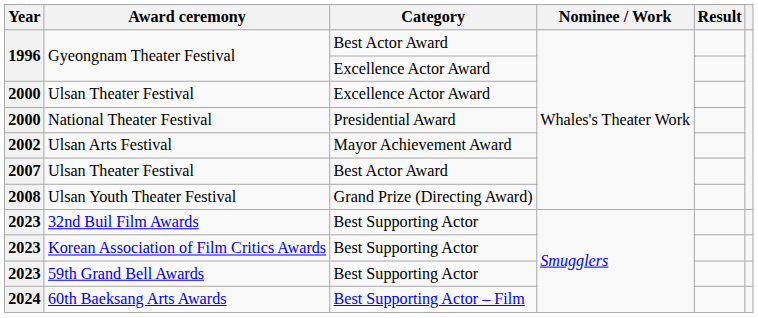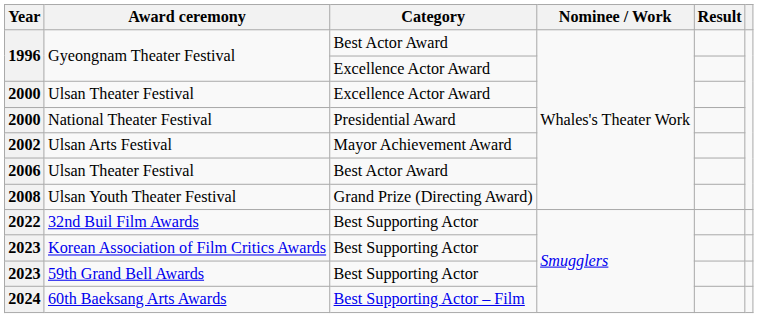(24, 171) 2007 -> (24, 171) 2006
(24, 222) 2023 -> (24, 222) 2022
